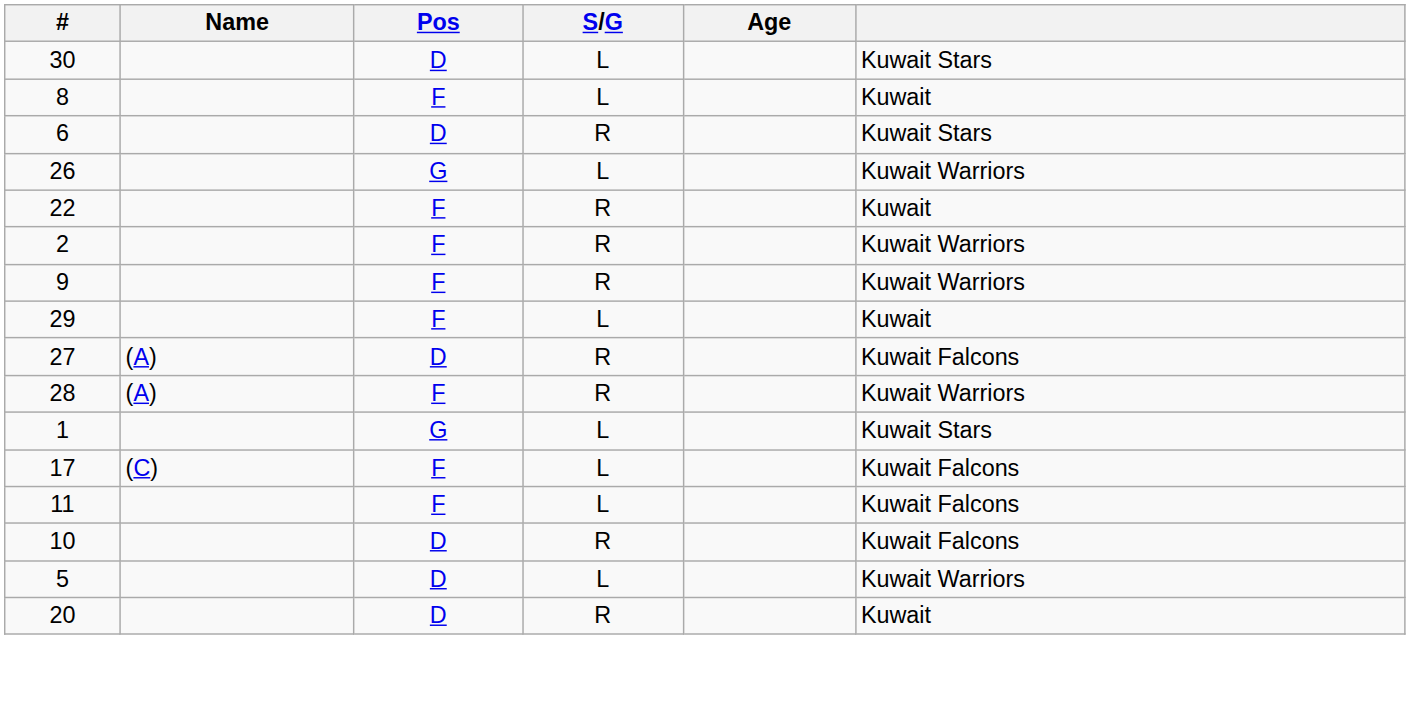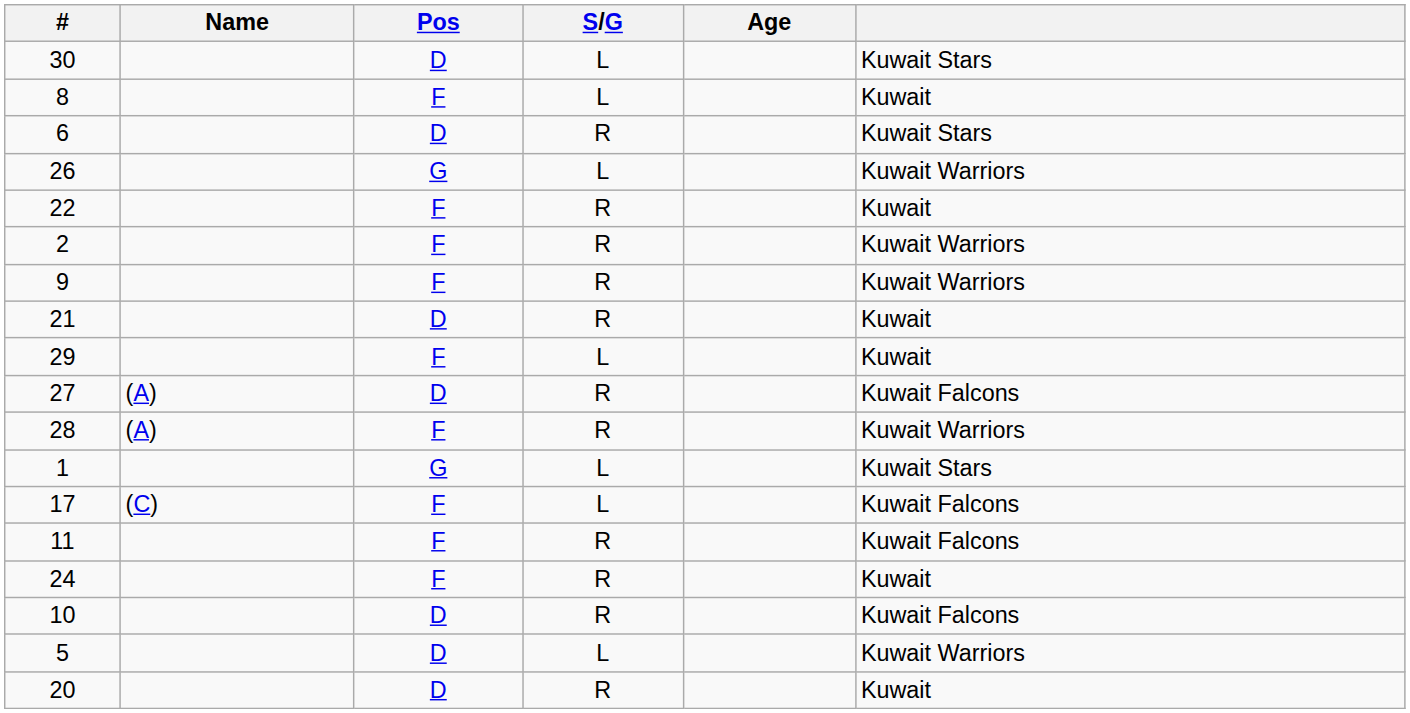+ row: (62, 319)
(603, 504) L -> (603, 541) R
+ row: (62, 578)
